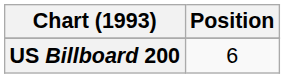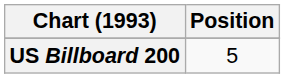(232, 55) 6 -> (232, 55) 5
